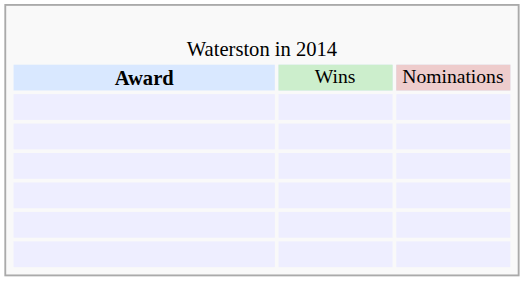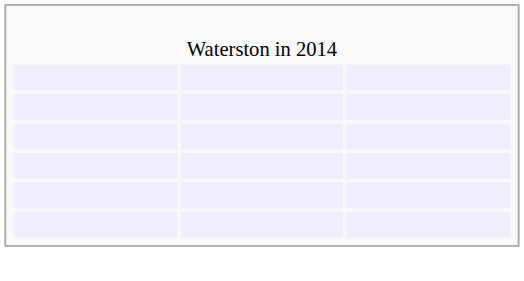- row: (144, 78)
